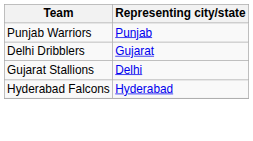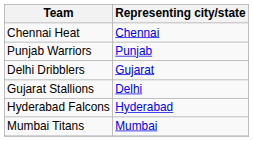+ row: (43, 32)
+ row: (46, 126)
